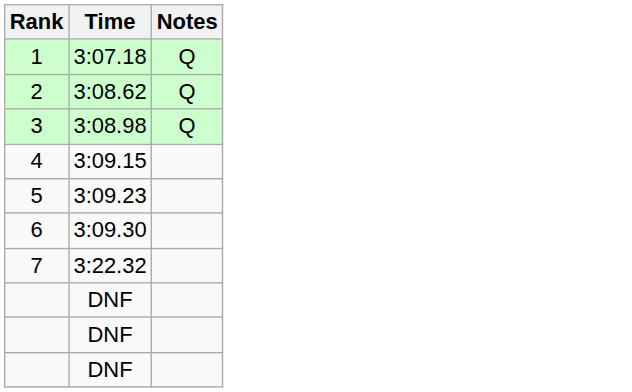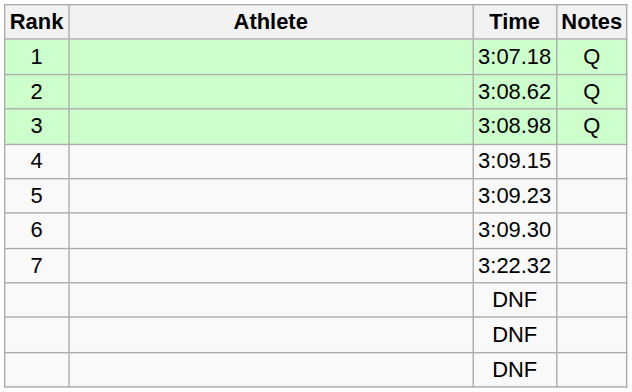+ column: (271, 21)
